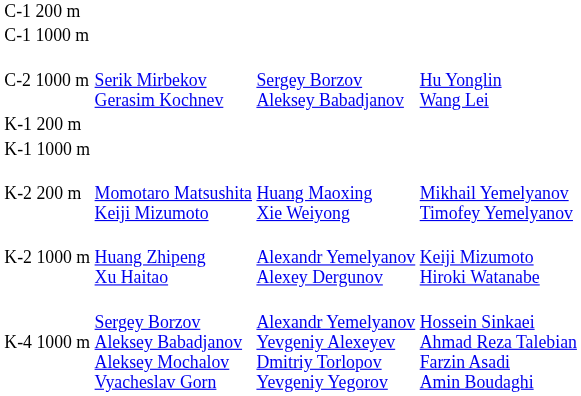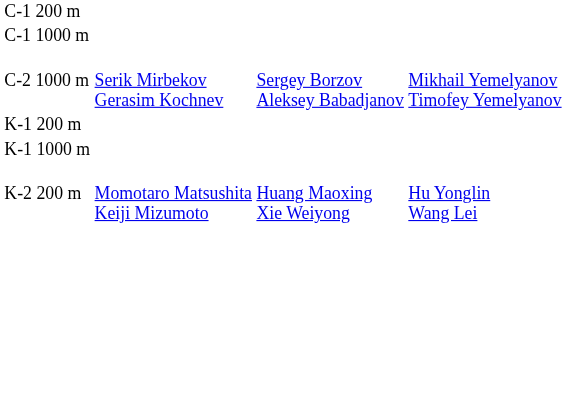(461, 90) Hu Yonglin Wang Lei -> (485, 90) Mikhail Yemelyanov Timofey Yemelyanov
(496, 203) Mikhail Yemelyanov Timofey Yemelyanov -> (449, 203) Hu Yonglin Wang Lei
- row: (47, 257)
- row: (47, 342)
